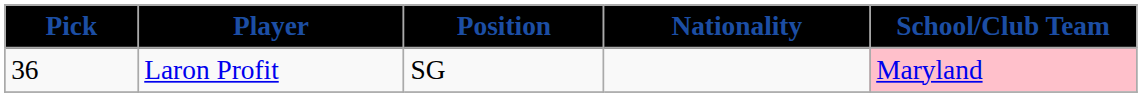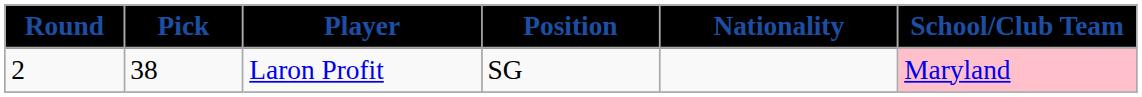+ column: (64, 26)
(25, 69) 36 -> (144, 69) 38
